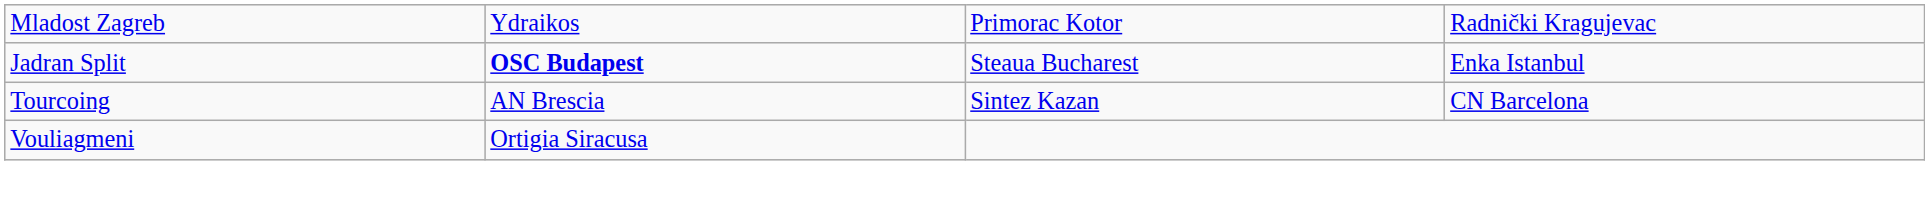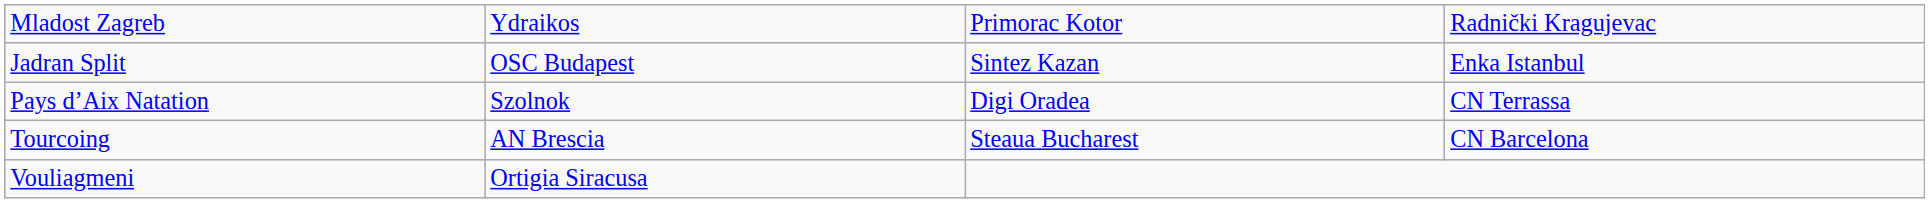(567, 62) bold -> (562, 62) normal
(1054, 62) Steaua Bucharest -> (1035, 62) Sintez Kazan
+ row: (110, 100)
(1035, 100) Sintez Kazan -> (1054, 139) Steaua Bucharest
